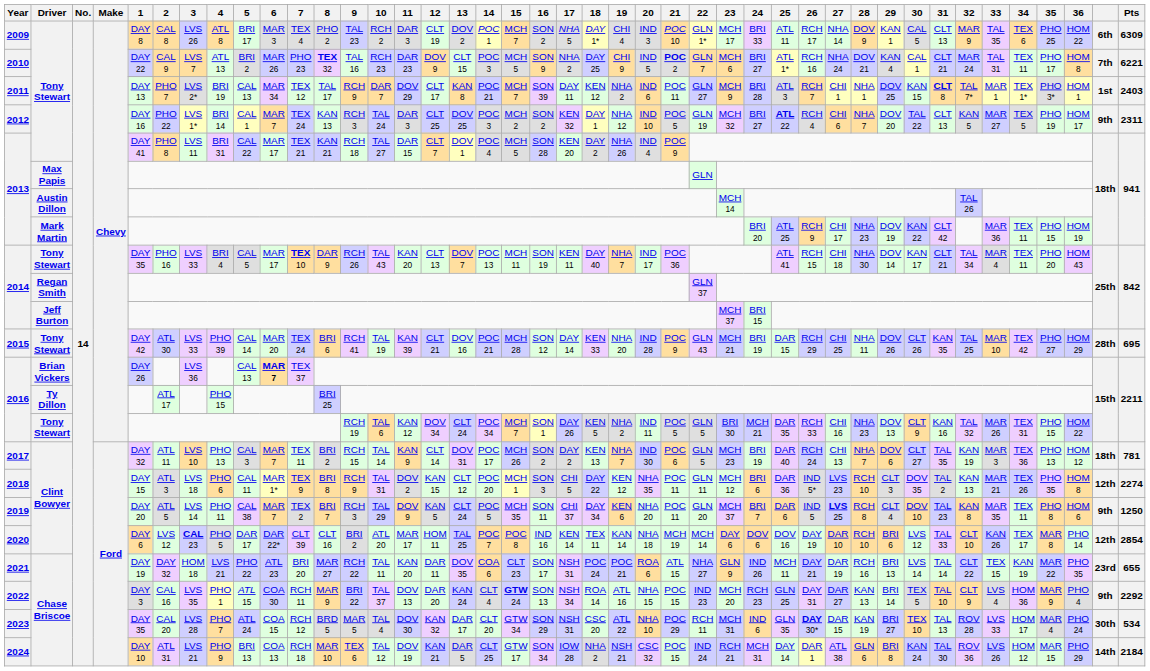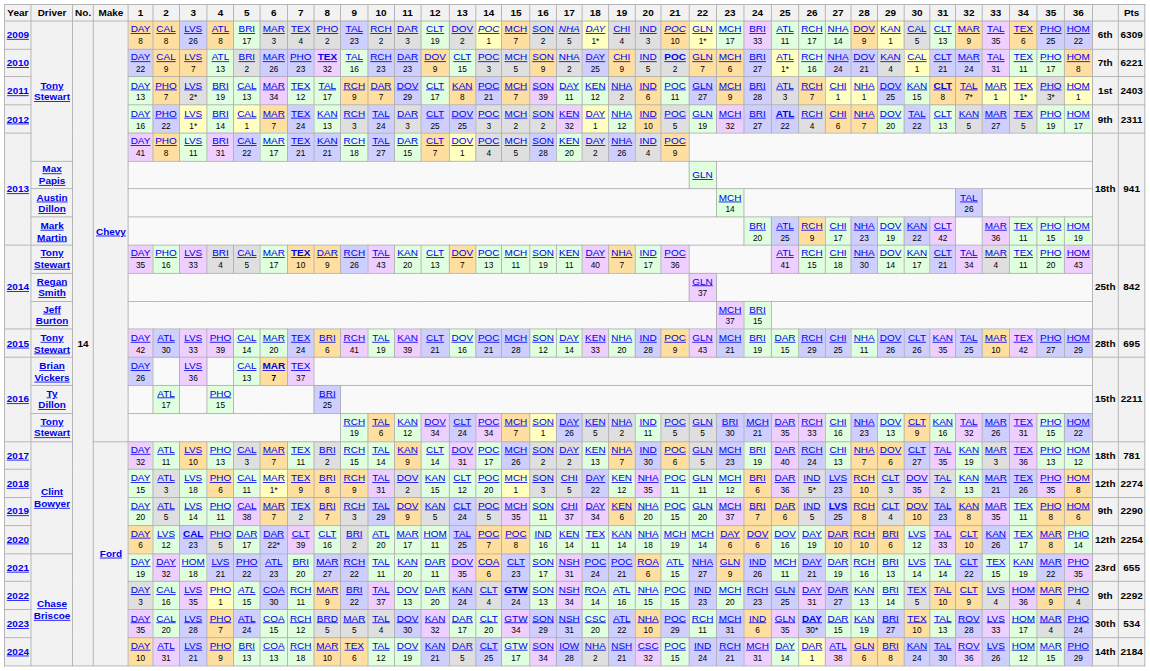(675, 511) POC 11 -> (675, 511) POC 15
(1132, 512) 1250 -> (1132, 512) 2290
(1132, 540) 2854 -> (1132, 540) 2254
